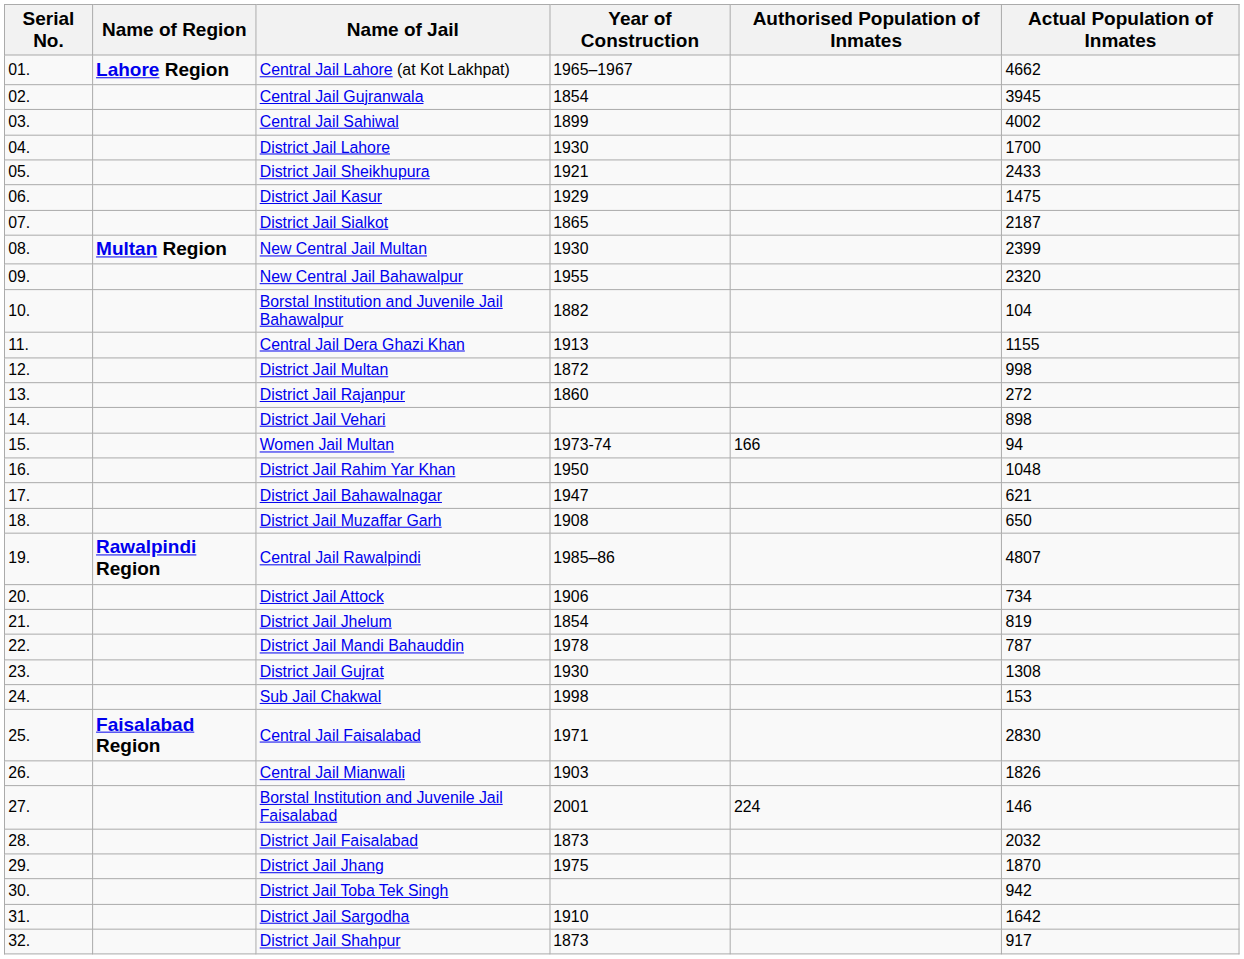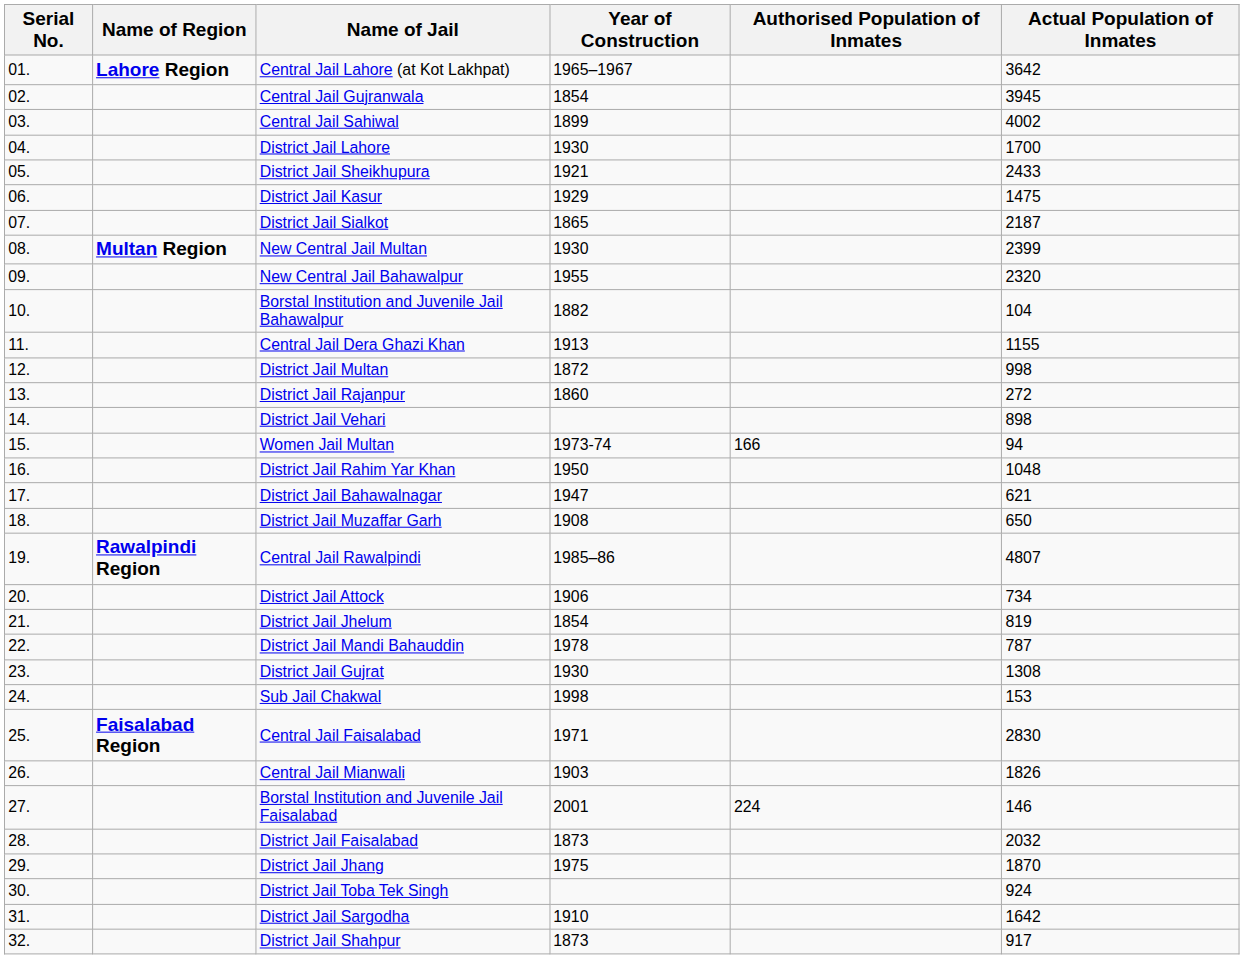(1023, 69) 4662 -> (1023, 69) 3642
(1019, 891) 942 -> (1019, 891) 924
